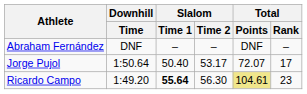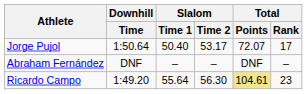rows swapped: (55, 47) <-> (34, 64)
(175, 81) bold -> (175, 81) normal
